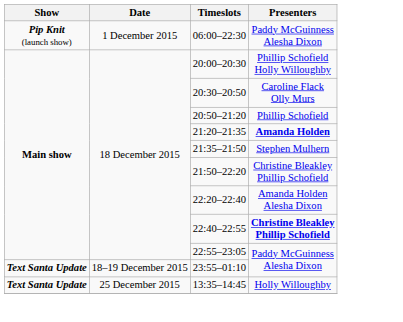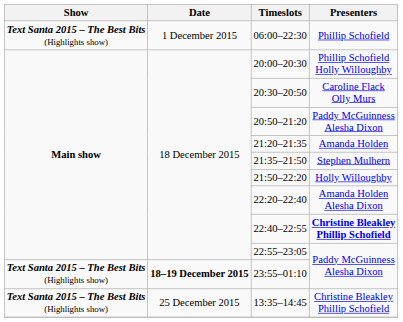(47, 35) Pip Knit (launch show) -> (76, 35) Text Santa 2015 – The Best Bits (Highlights show)
(293, 35) Paddy McGuinness Alesha Dixon -> (354, 35) Phillip Schofield
(293, 115) Phillip Schofield -> (354, 121) Paddy McGuinness Alesha Dixon
(293, 132) bold -> (354, 144) normal
(293, 171) Christine Bleakley Phillip Schofield -> (354, 177) Holly Willoughby
(47, 268) Text Santa Update -> (76, 274) Text Santa 2015 – The Best Bits (Highlights show)
(140, 268) normal -> (199, 274) bold
(47, 285) Text Santa Update -> (76, 302) Text Santa 2015 – The Best Bits (Highlights show)
(293, 285) Holly Willoughby -> (354, 302) Christine Bleakley Phillip Schofield
